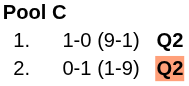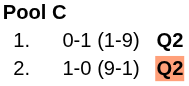(101, 40) 1-0 (9-1) -> (101, 40) 0-1 (1-9)
(101, 68) 0-1 (1-9) -> (101, 68) 1-0 (9-1)
